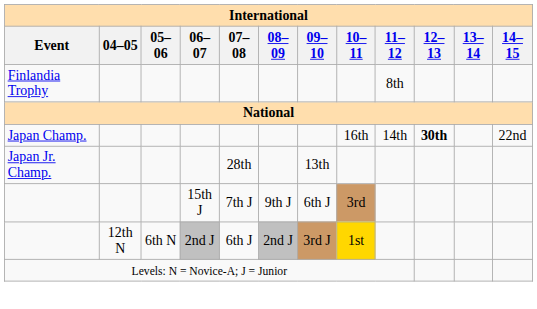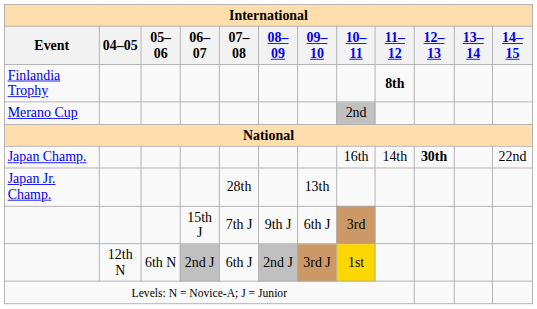(395, 83) normal -> (395, 83) bold
+ row: (43, 113)
